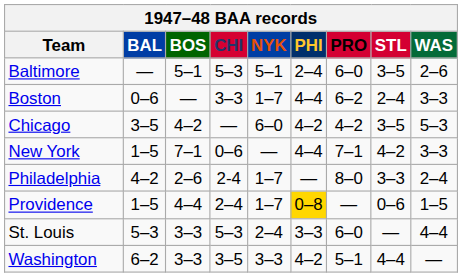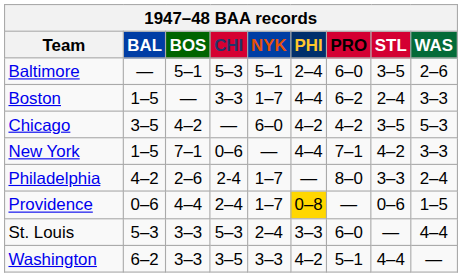(145, 98) 0–6 -> (145, 98) 1–5
(145, 205) 1–5 -> (145, 205) 0–6
